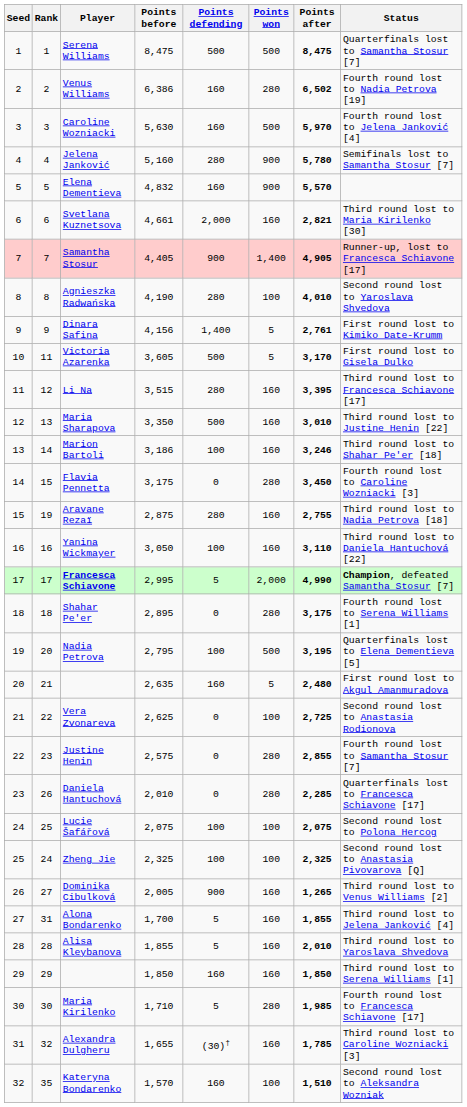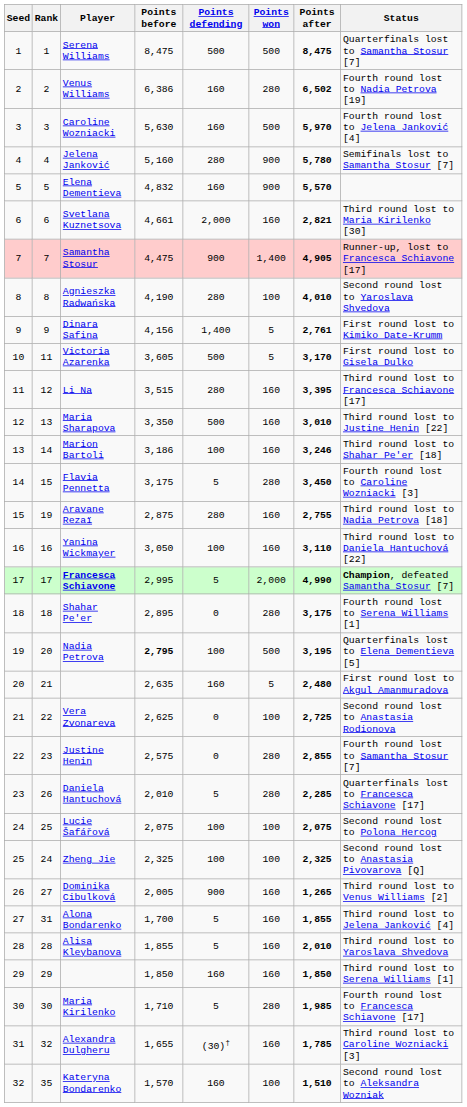(159, 259) 4,405 -> (159, 259) 4,475
(216, 482) 0 -> (216, 482) 5
(159, 652) normal -> (159, 652) bold
(216, 794) 0 -> (216, 794) 5
